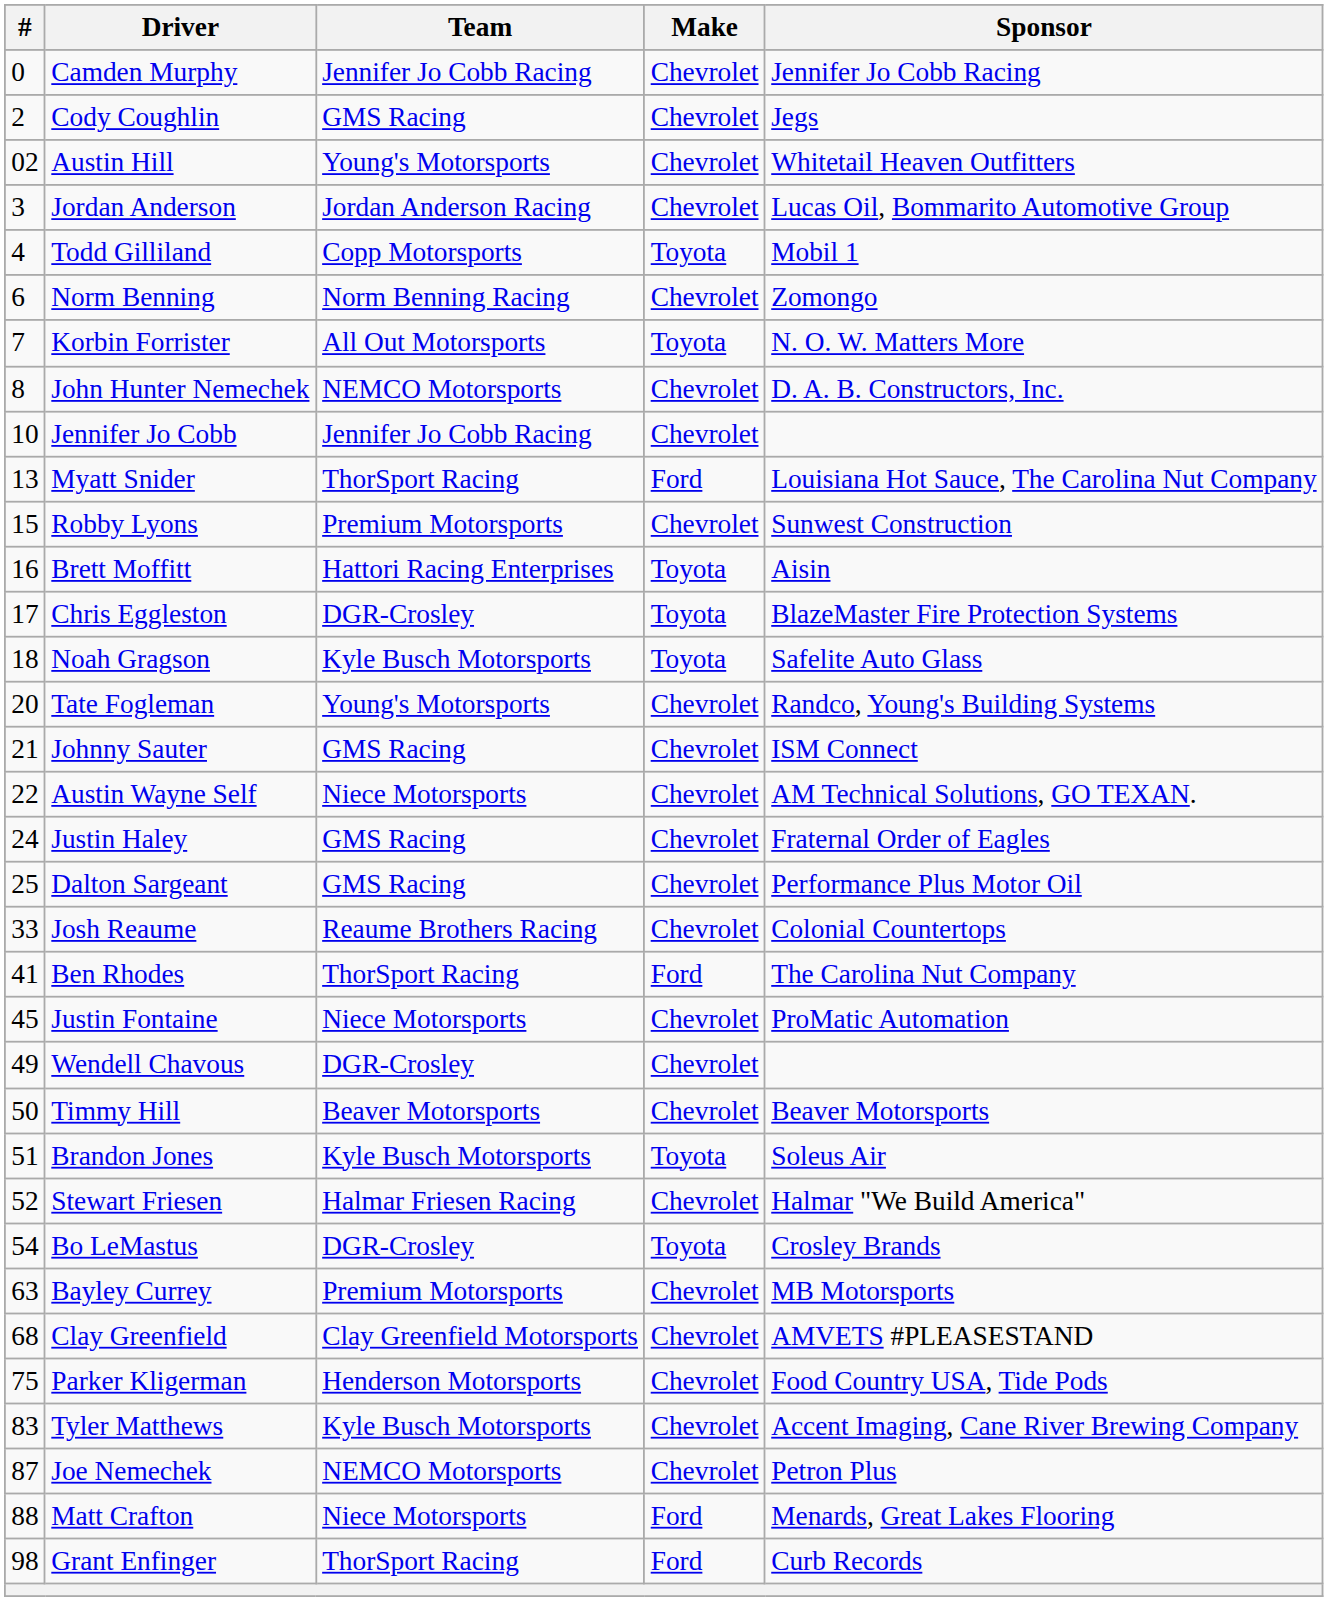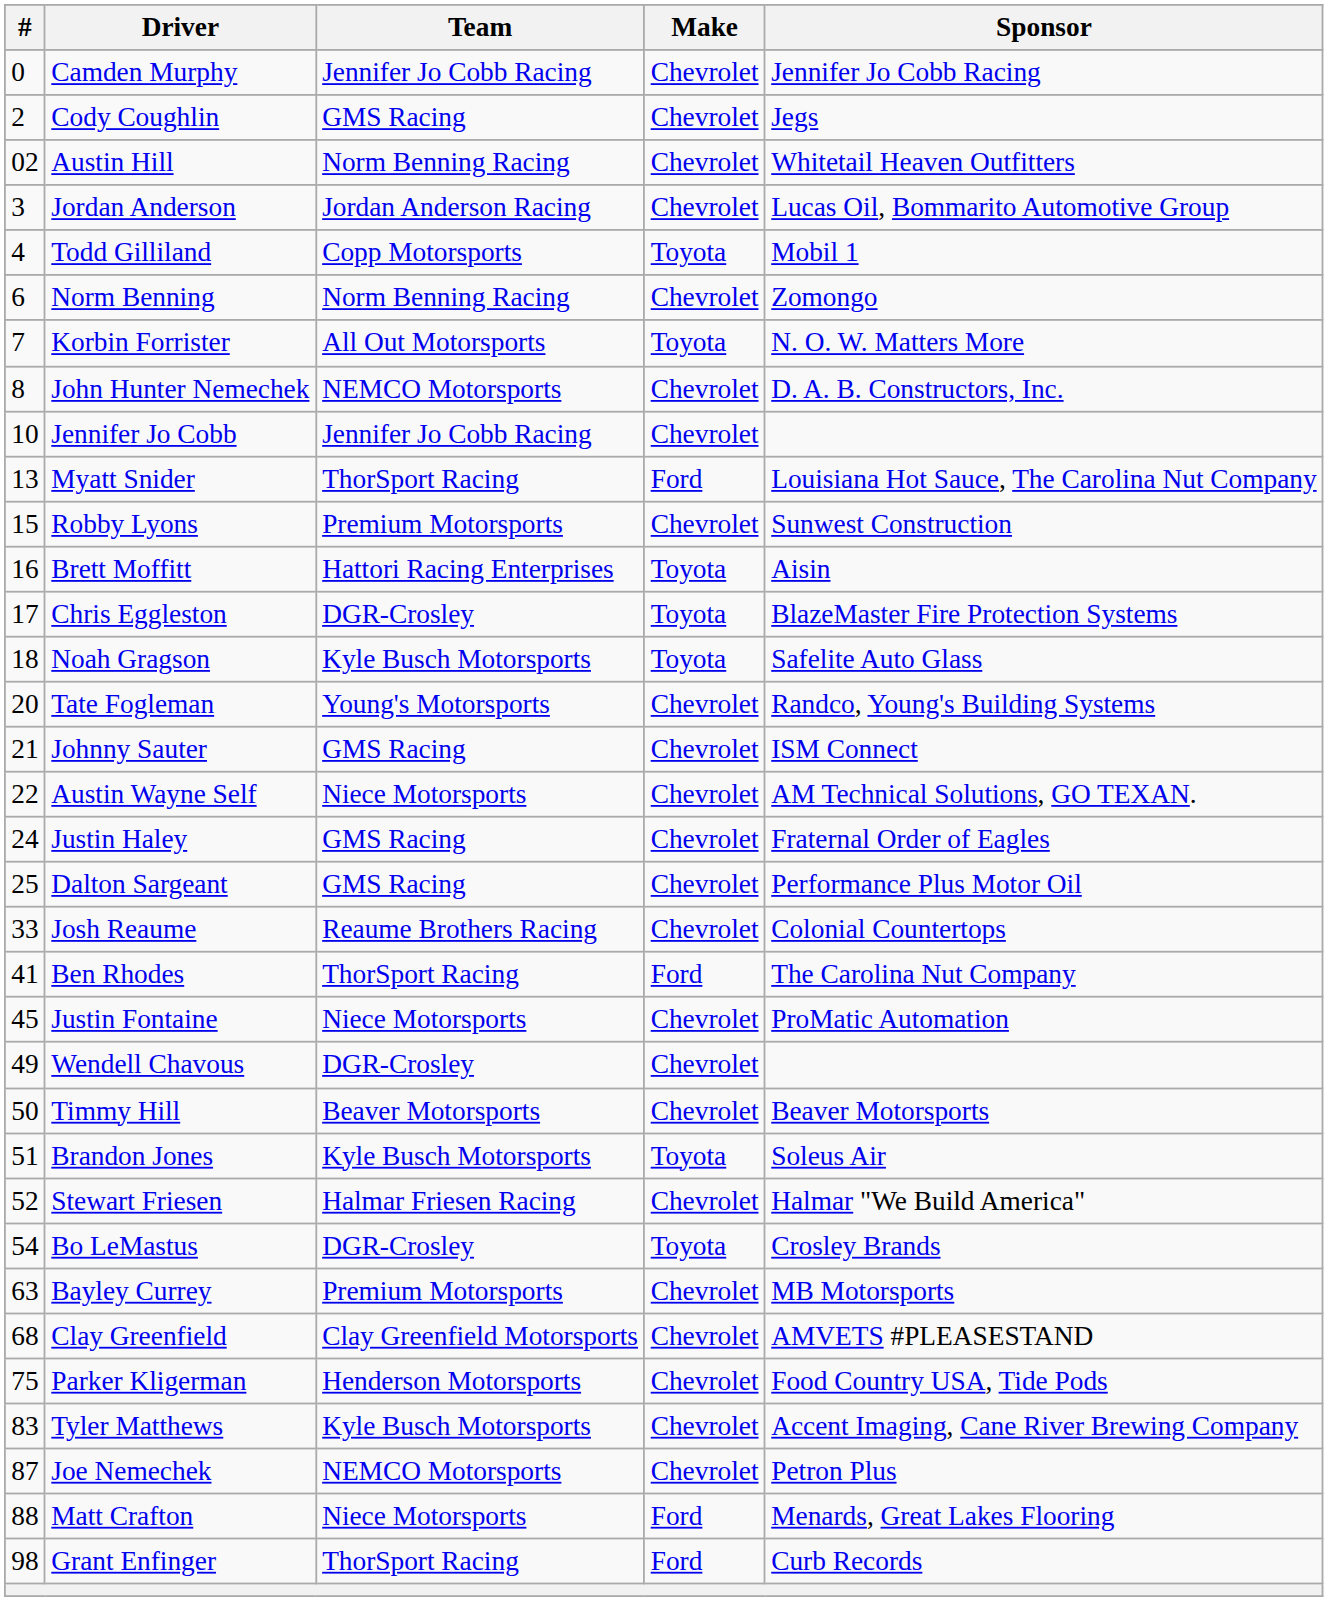(436, 162) Young's Motorsports -> (446, 162) Norm Benning Racing
